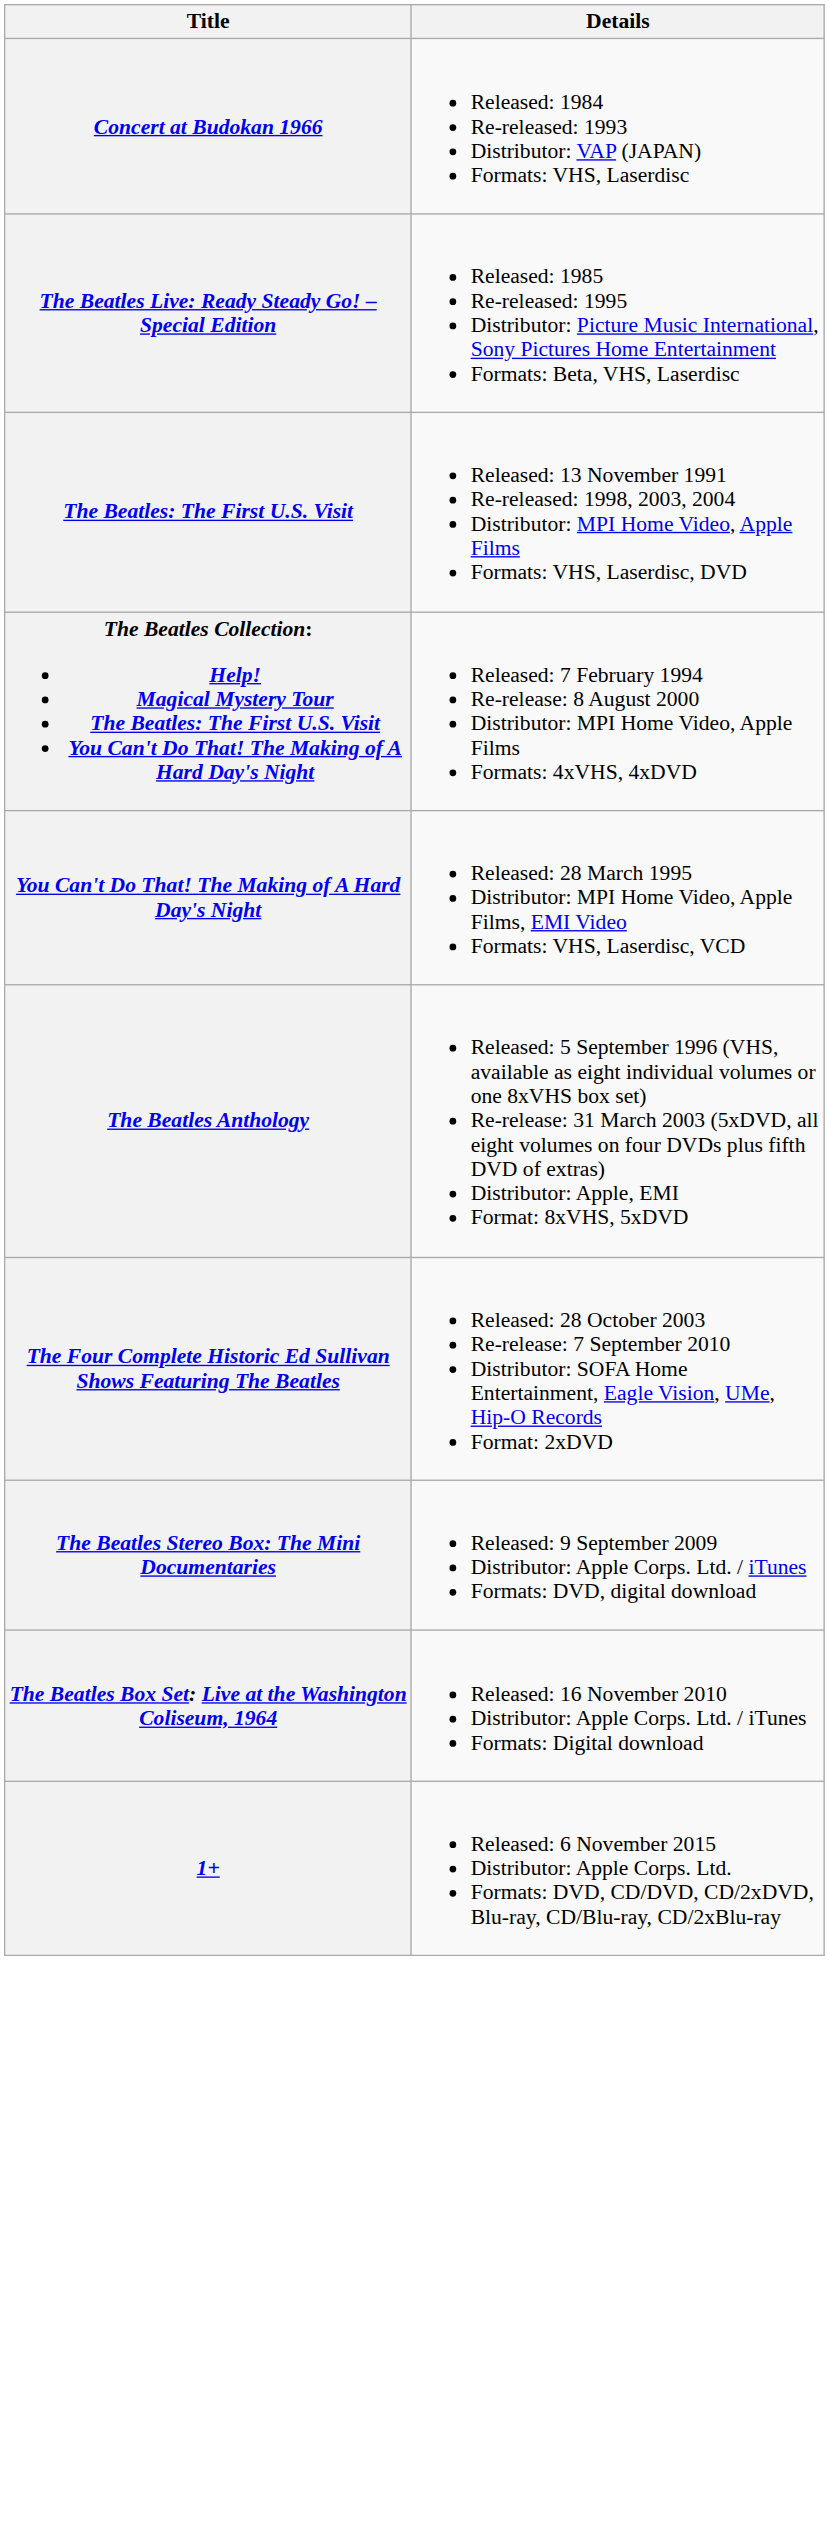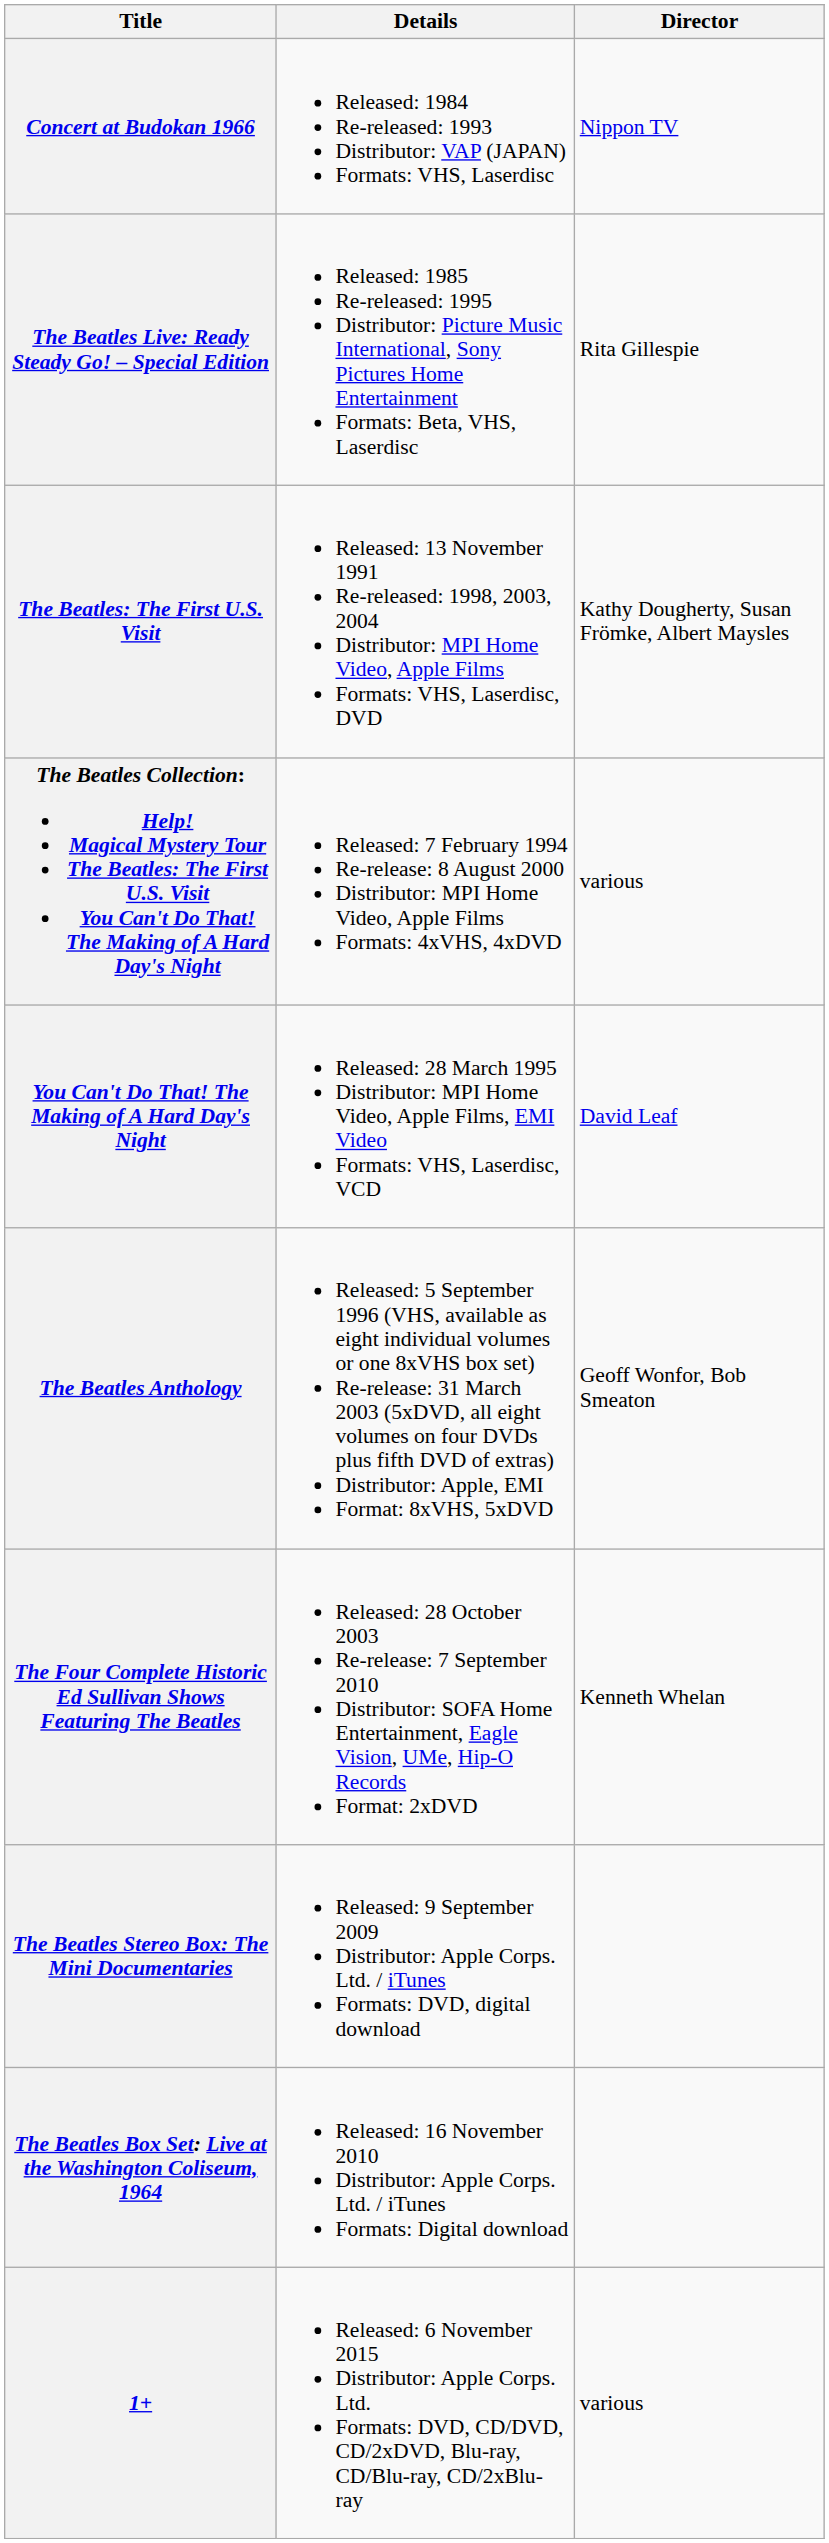+ column: (699, 21)
